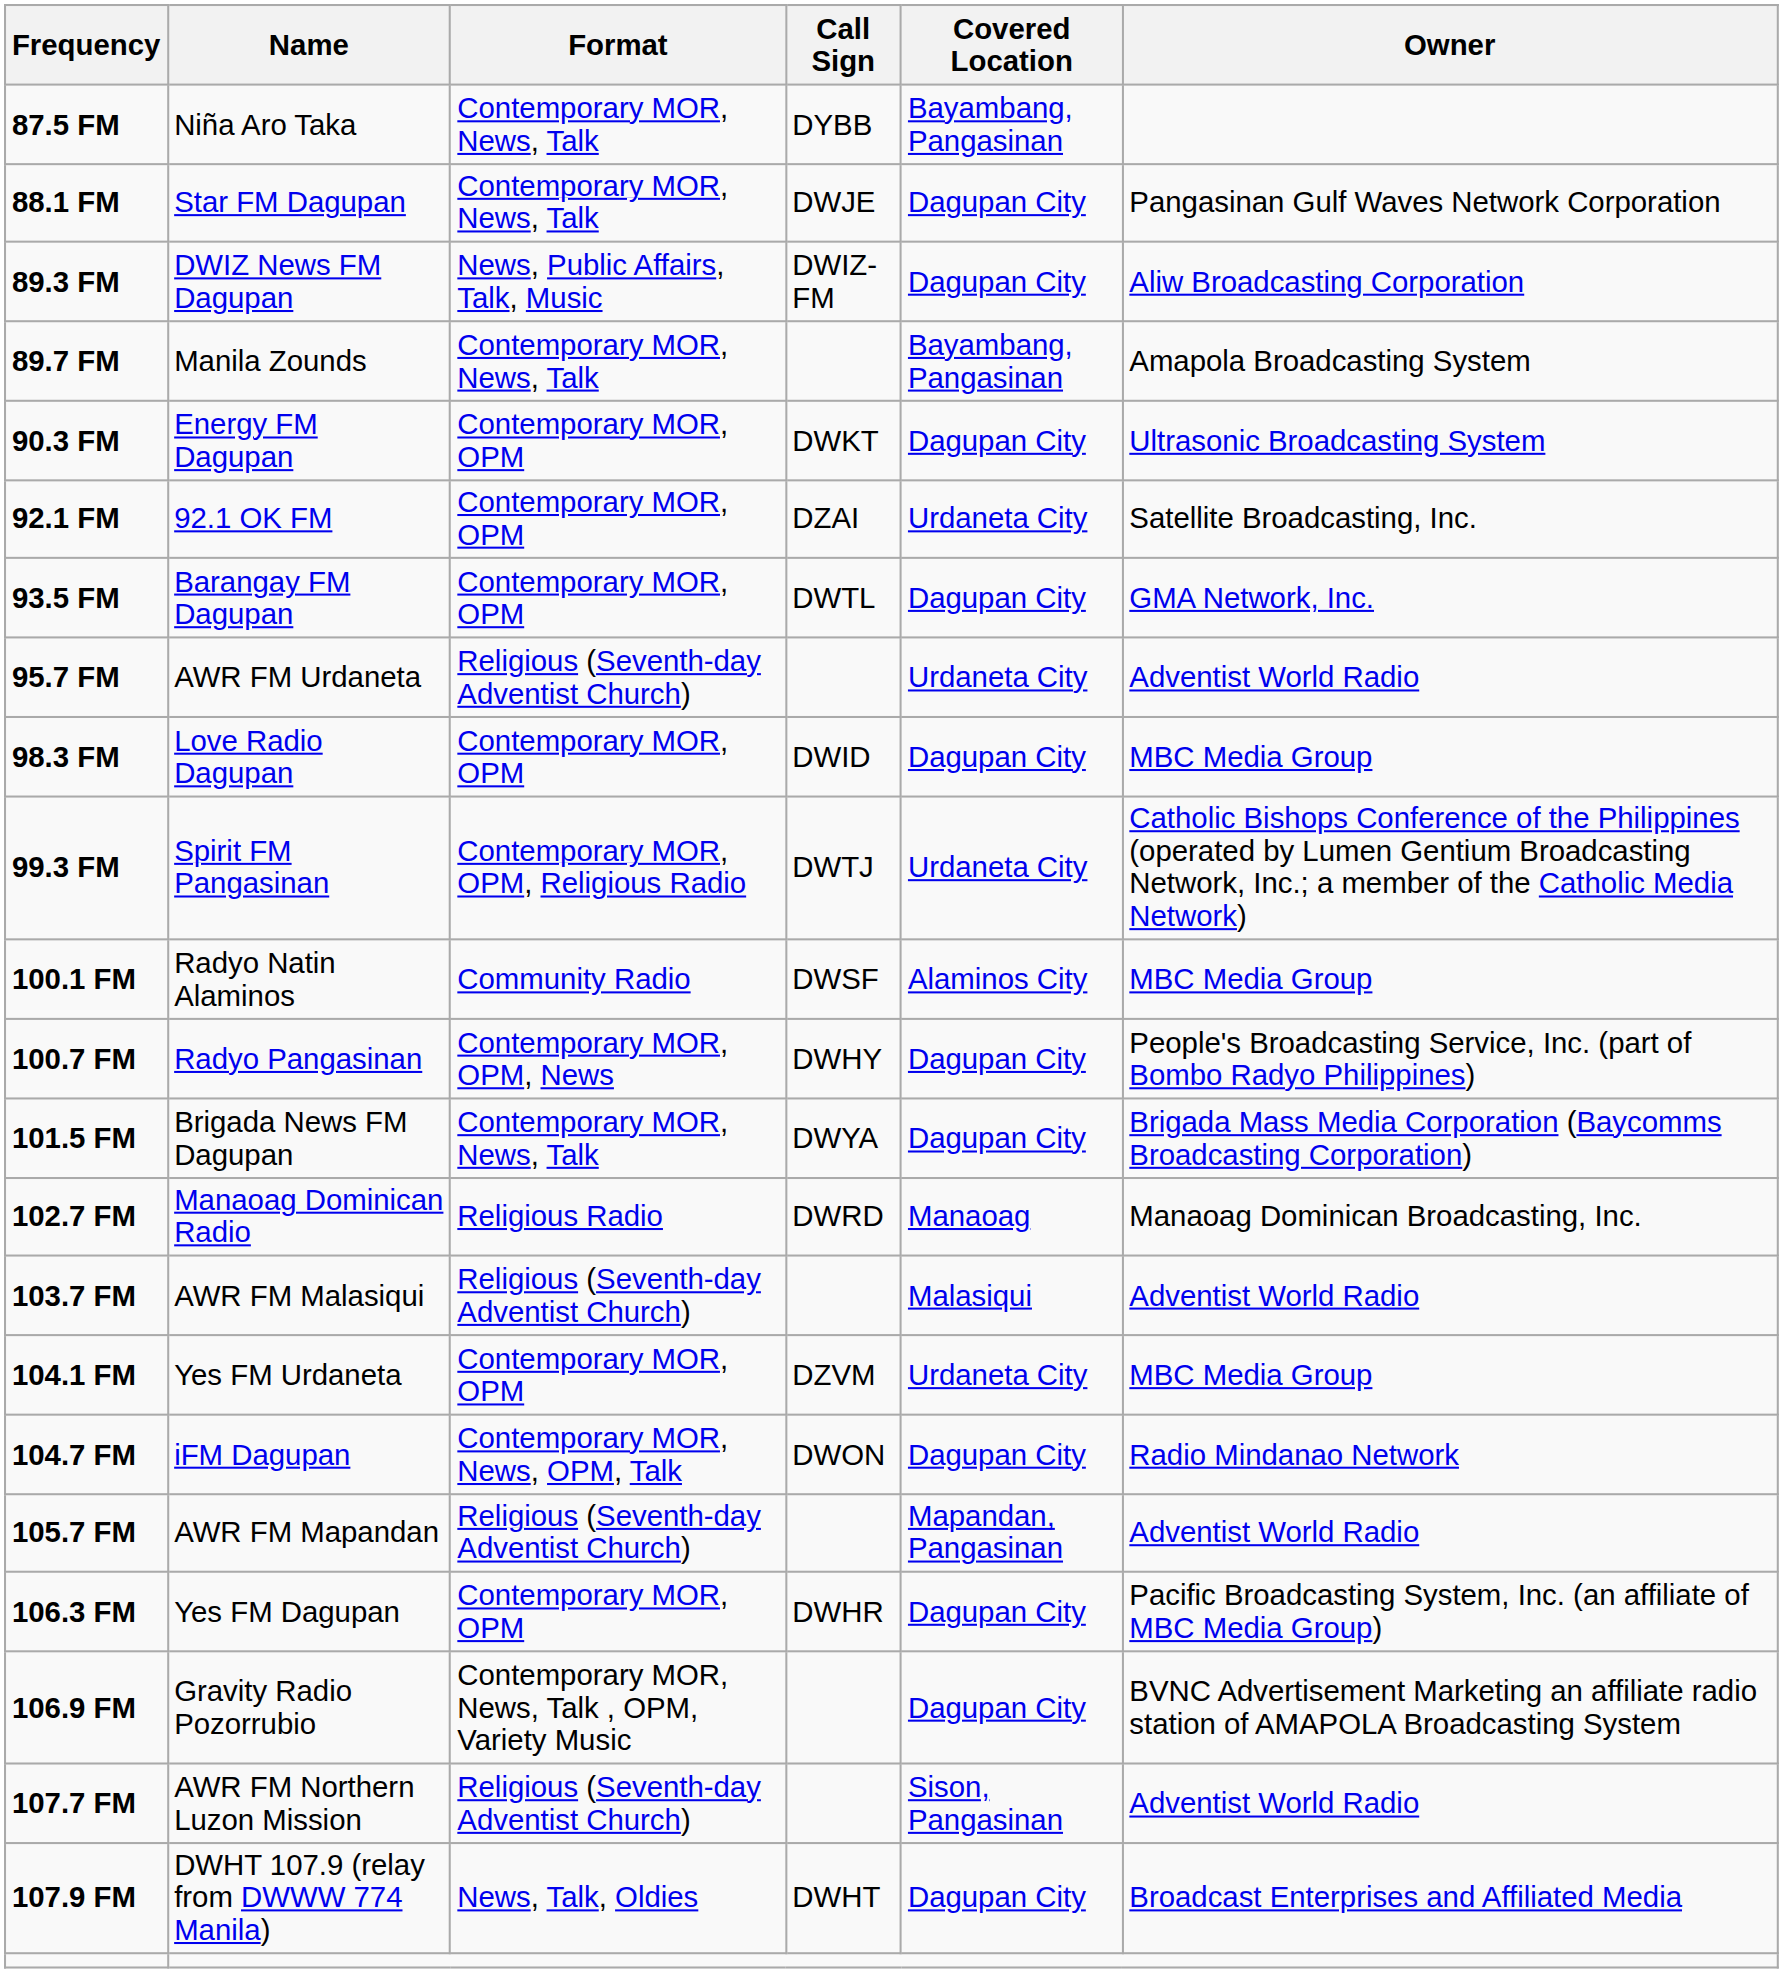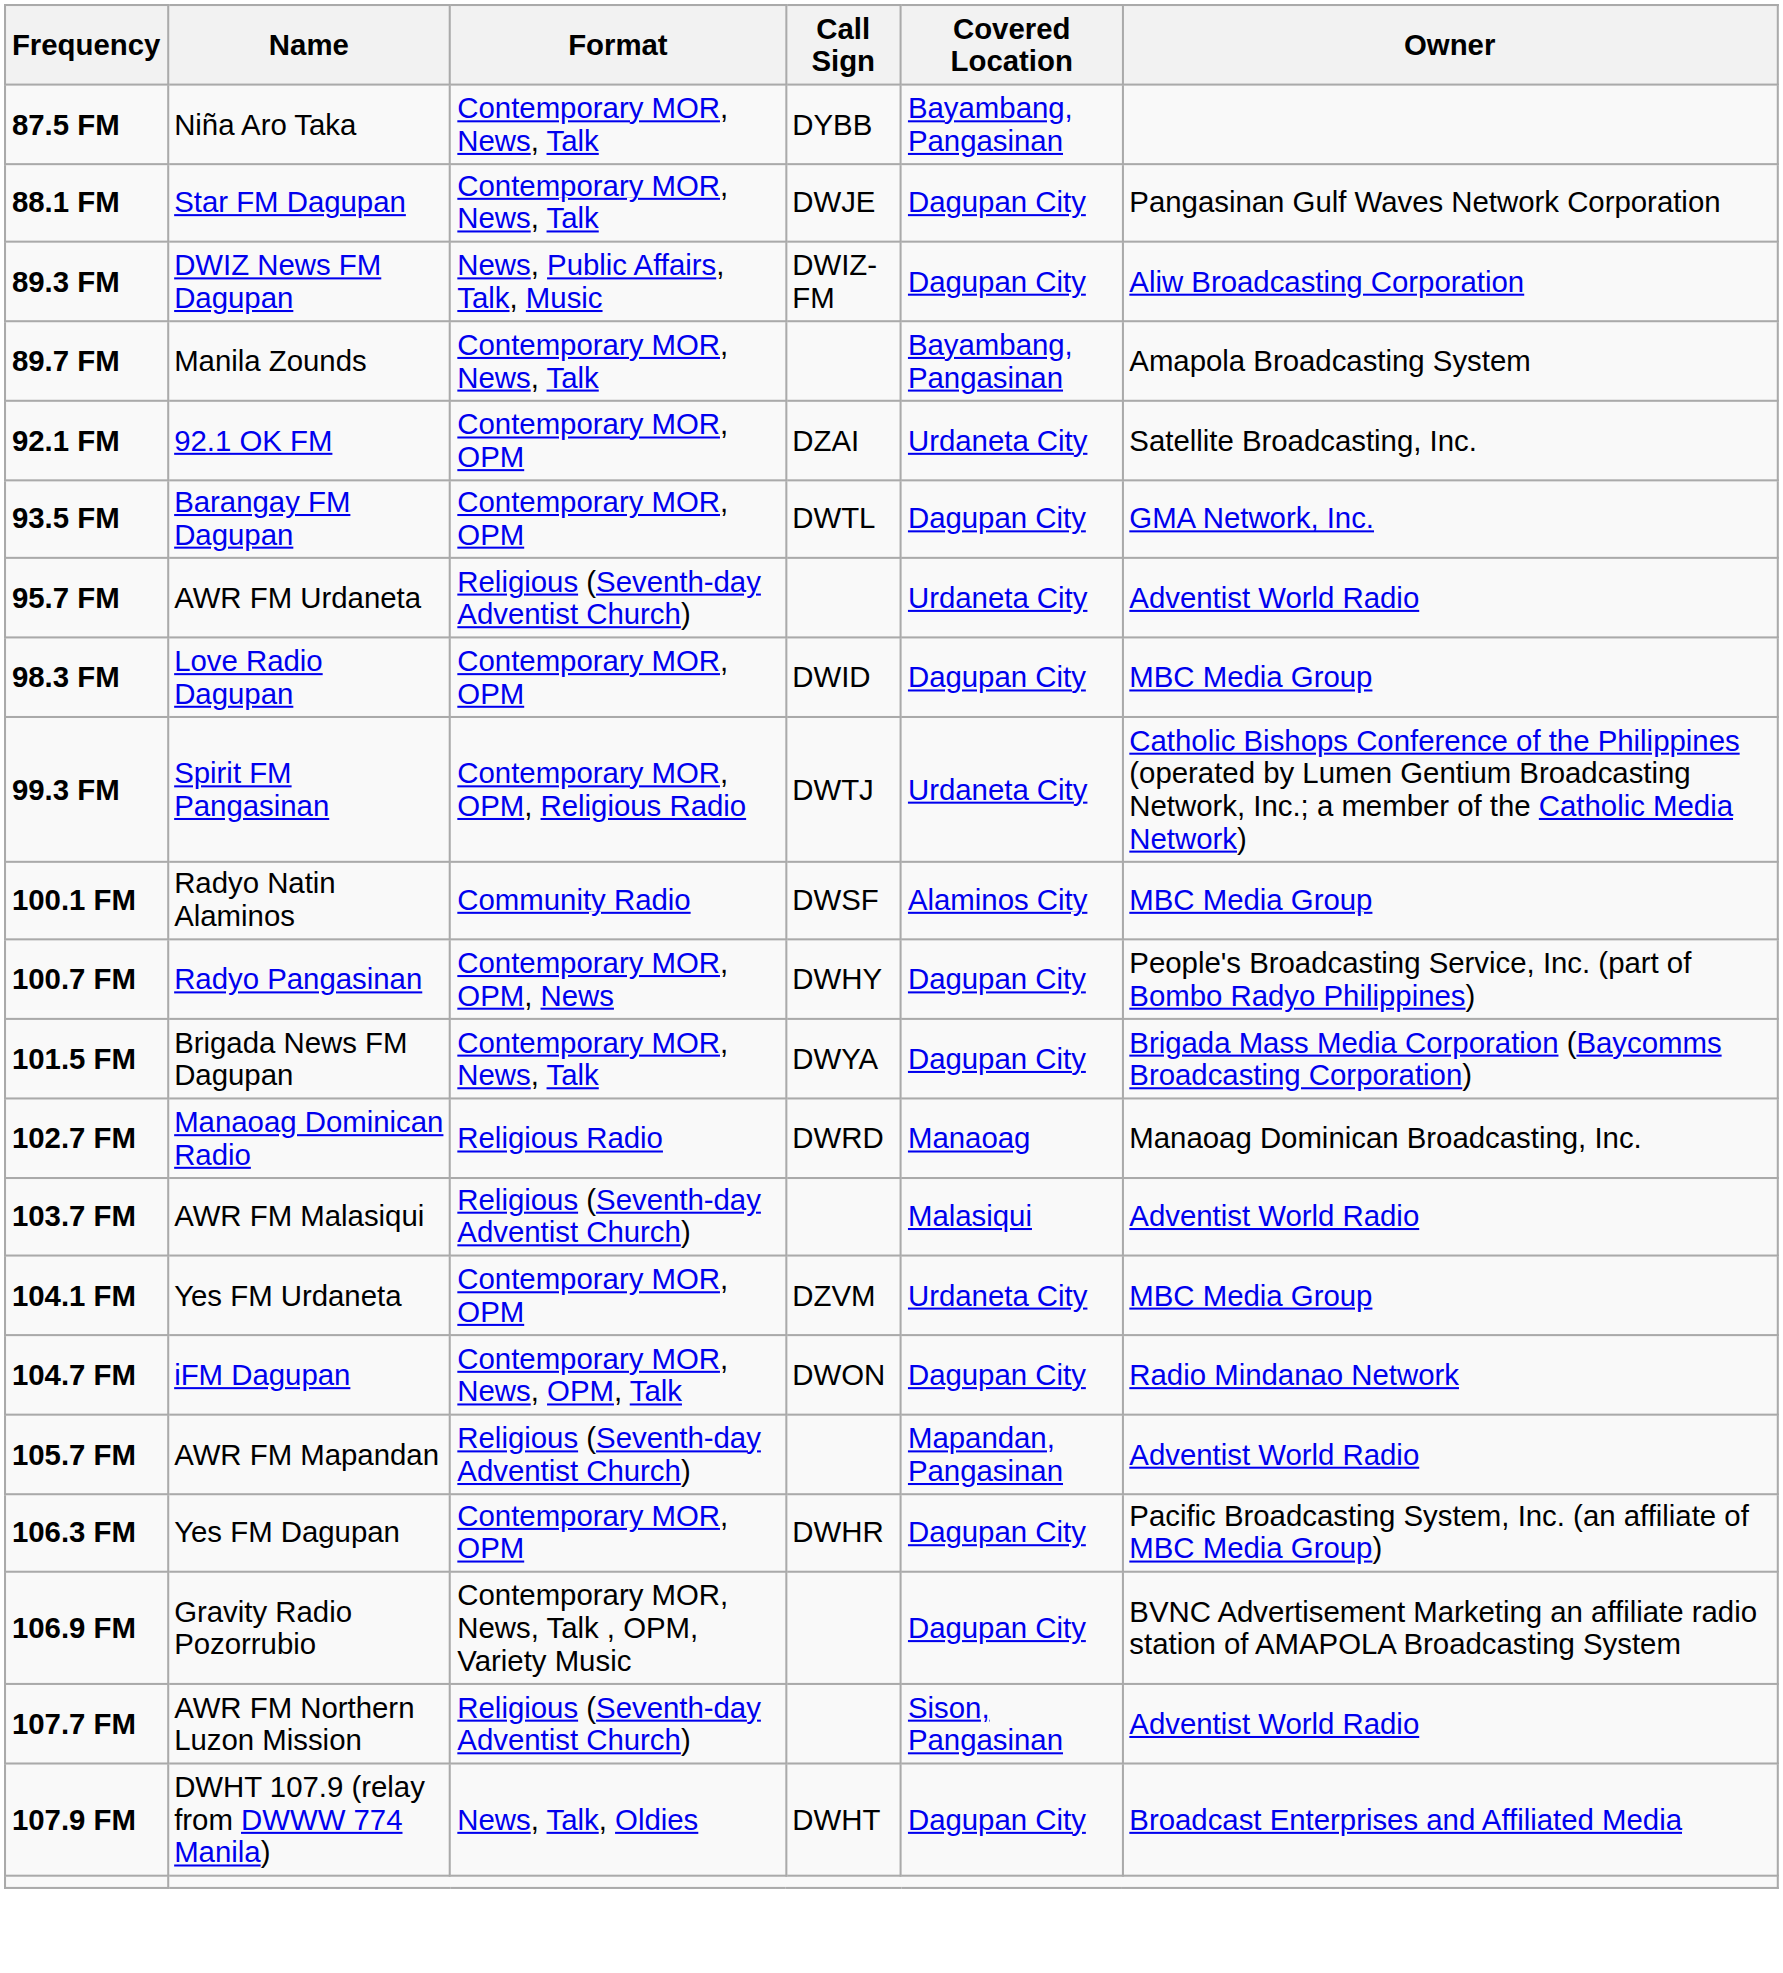- row: (66, 440)
